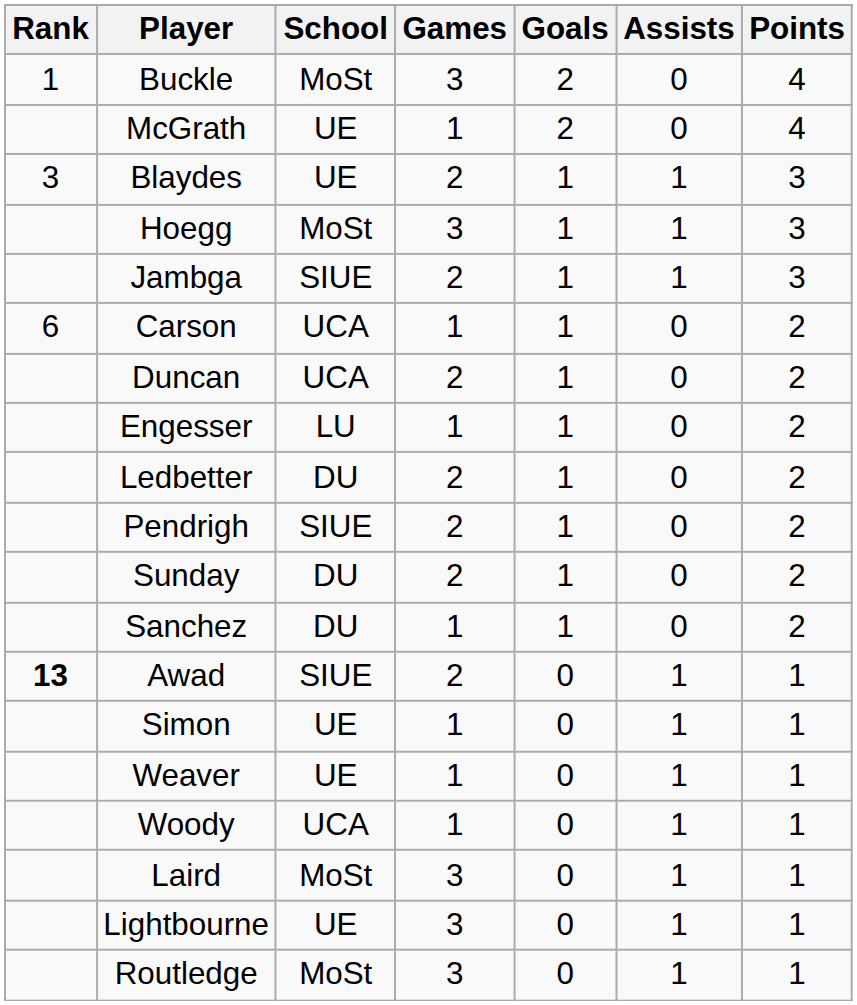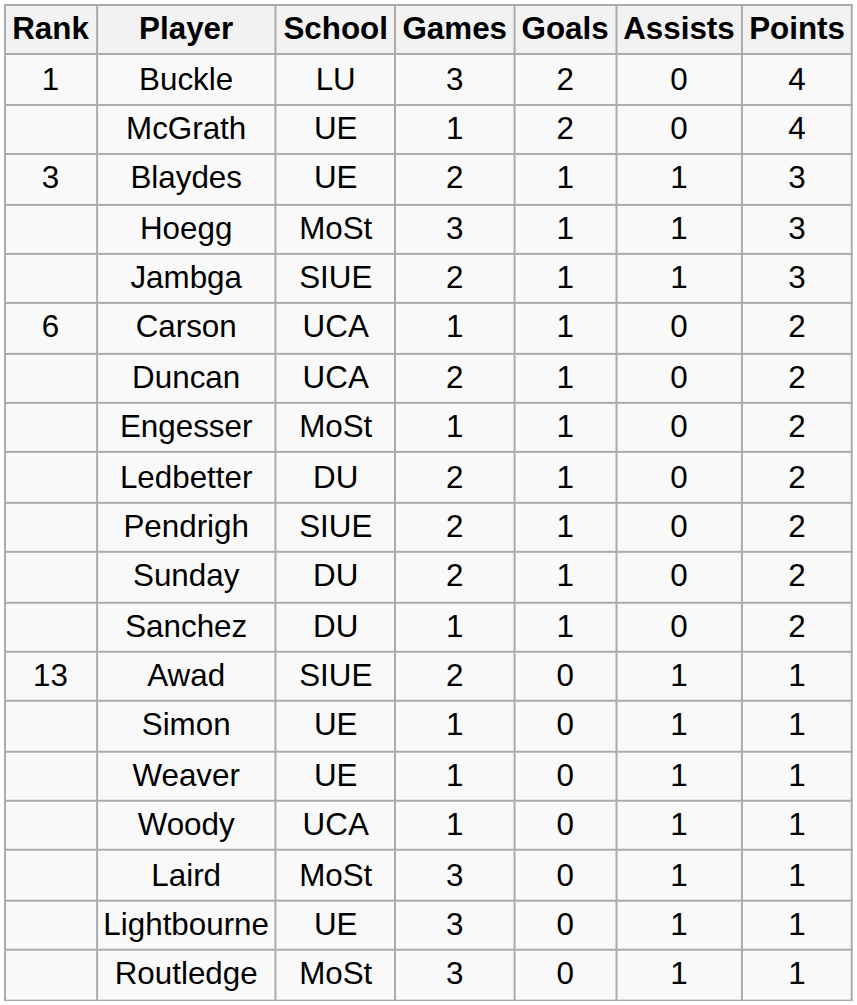(336, 79) MoSt -> (336, 79) LU
(336, 427) LU -> (336, 427) MoSt
(51, 675) bold -> (51, 675) normal
